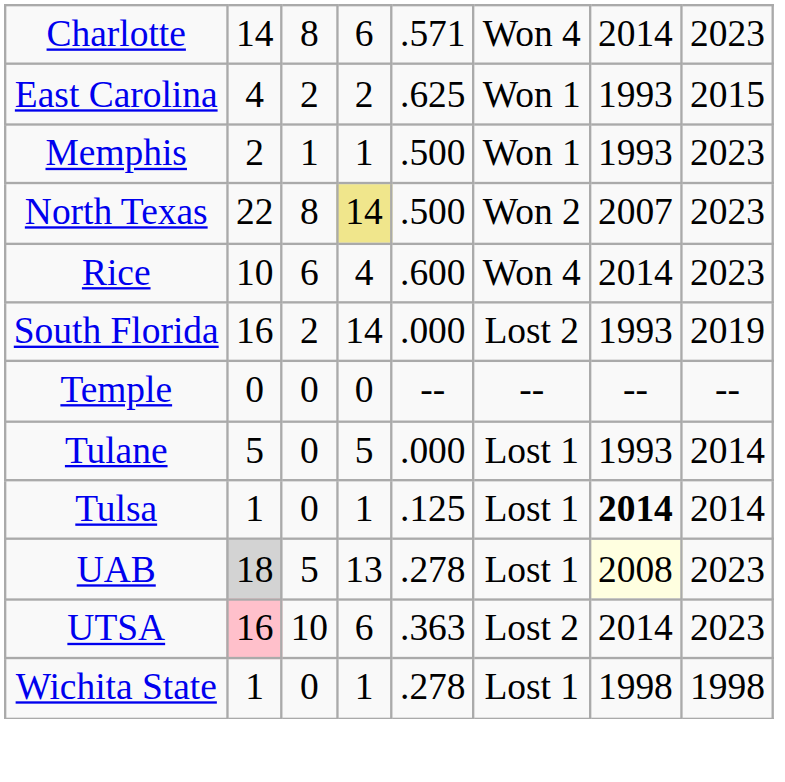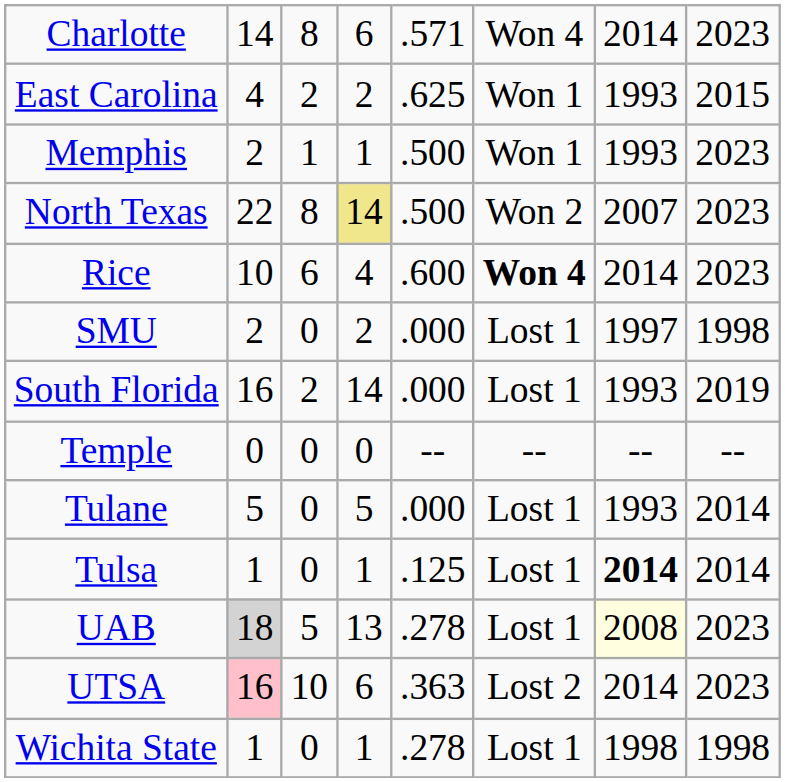(532, 271) normal -> (534, 271) bold
+ row: (116, 331)
(532, 331) Lost 2 -> (534, 390) Lost 1
